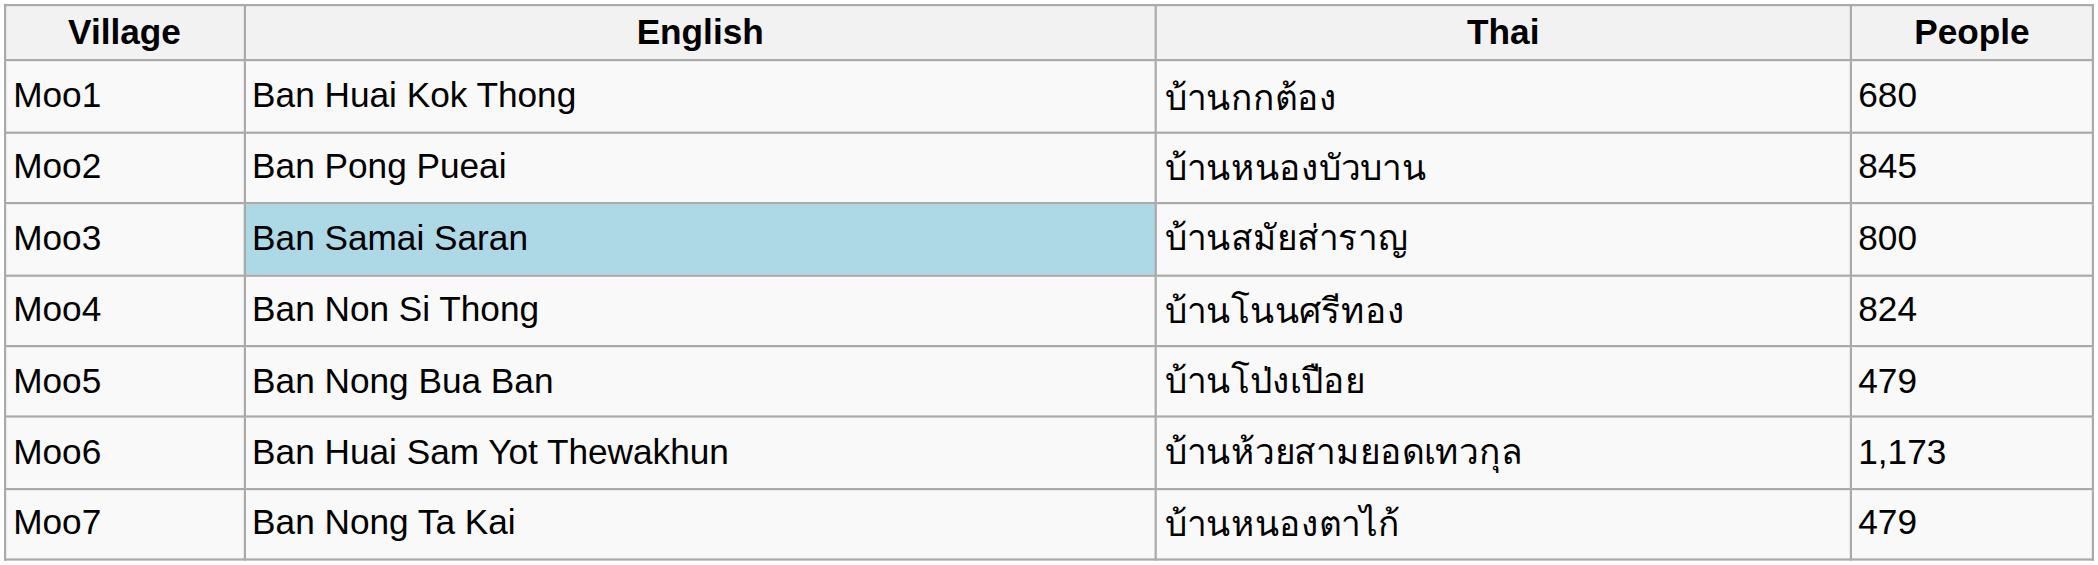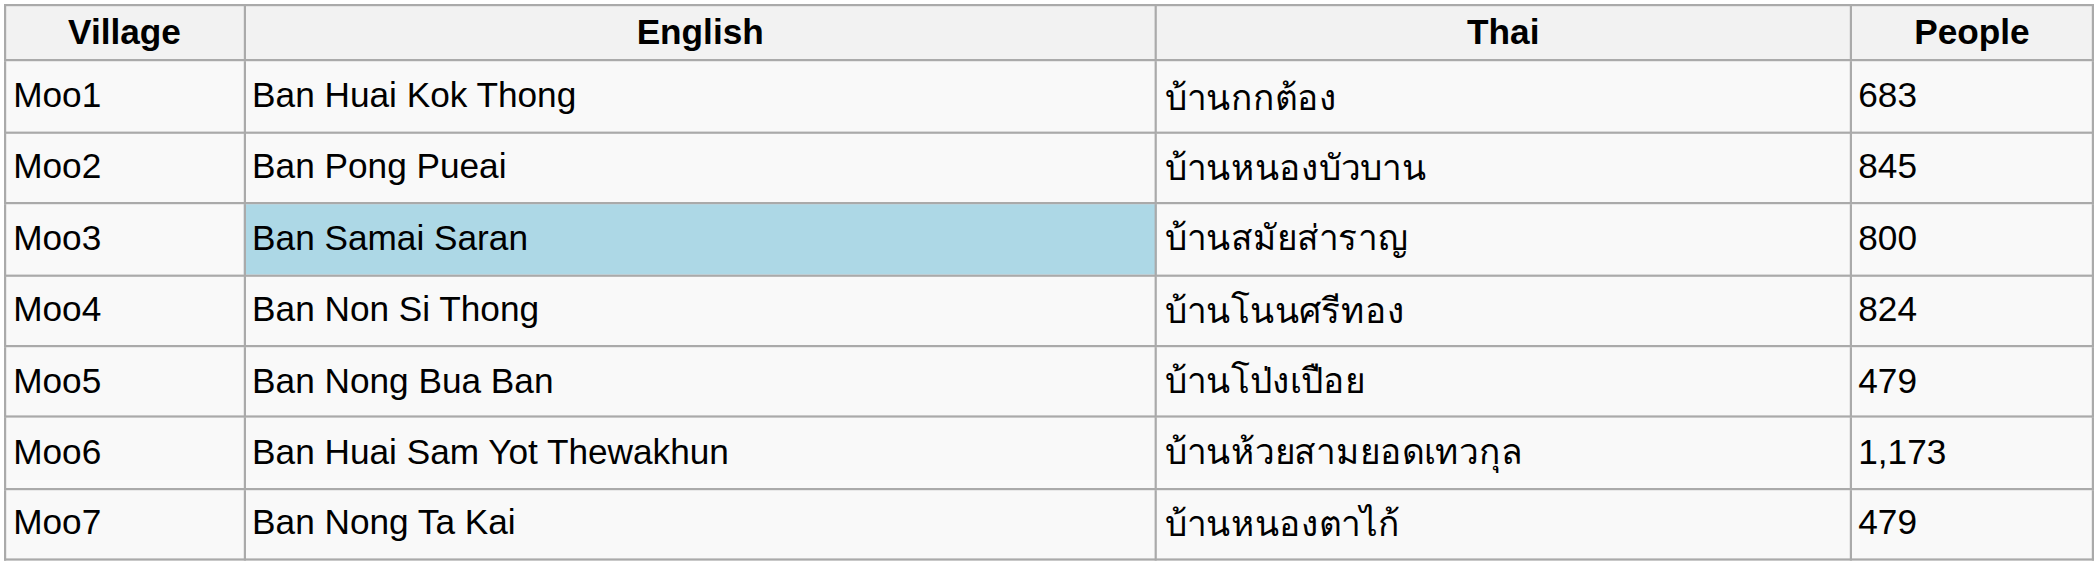(1888, 95) 680 -> (1888, 95) 683
